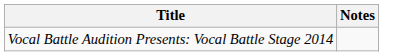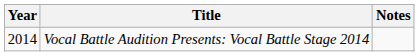+ column: (22, 16)
